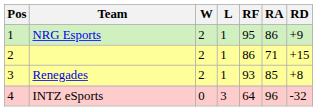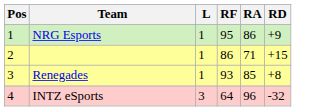- column: (206, 14)
